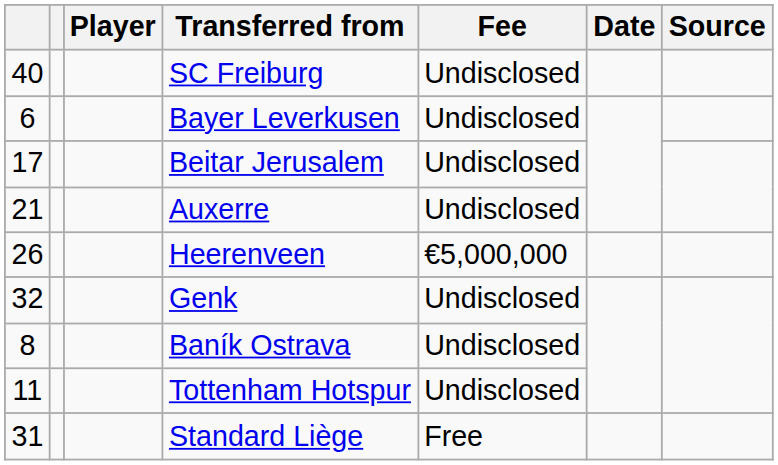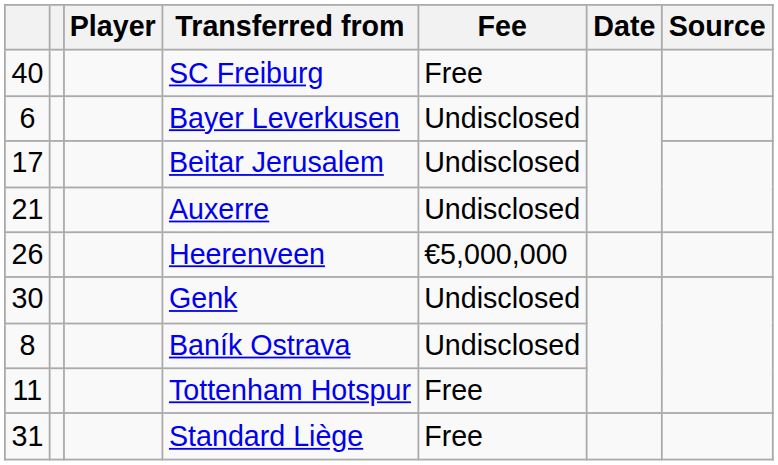(502, 72) Undisclosed -> (454, 72) Free
(27, 299) 32 -> (27, 299) 30
(502, 390) Undisclosed -> (454, 390) Free
